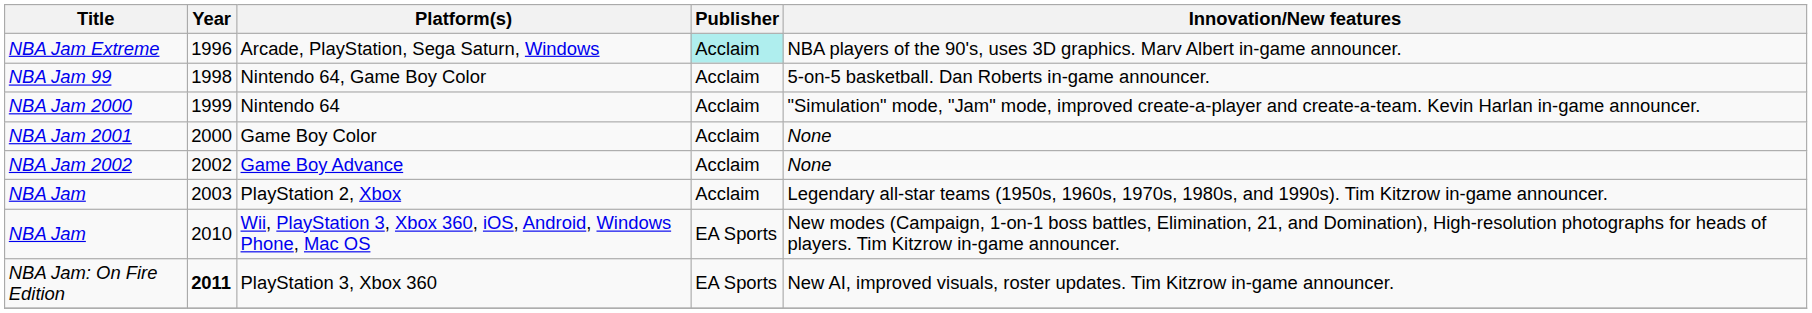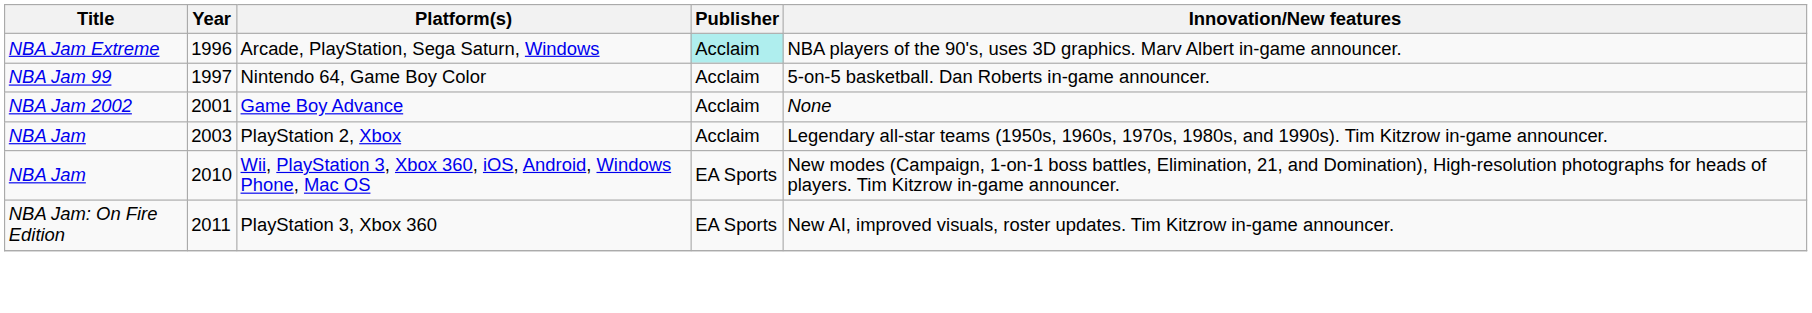(212, 77) 1998 -> (212, 77) 1997
- row: (290, 106)
- row: (309, 135)
(212, 164) 2002 -> (212, 106) 2001
(211, 283) bold -> (211, 225) normal
